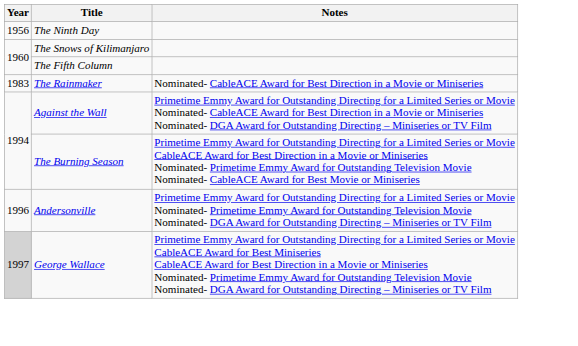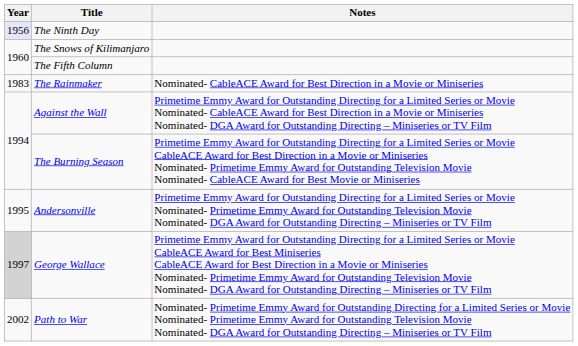(18, 30) no background -> (18, 30) lavender background
(18, 210) 1996 -> (18, 210) 1995
+ row: (61, 319)
